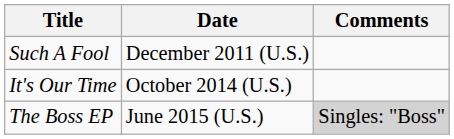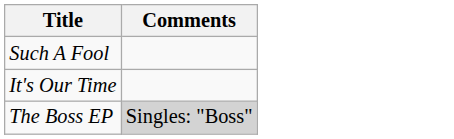- column: (217, 20)
